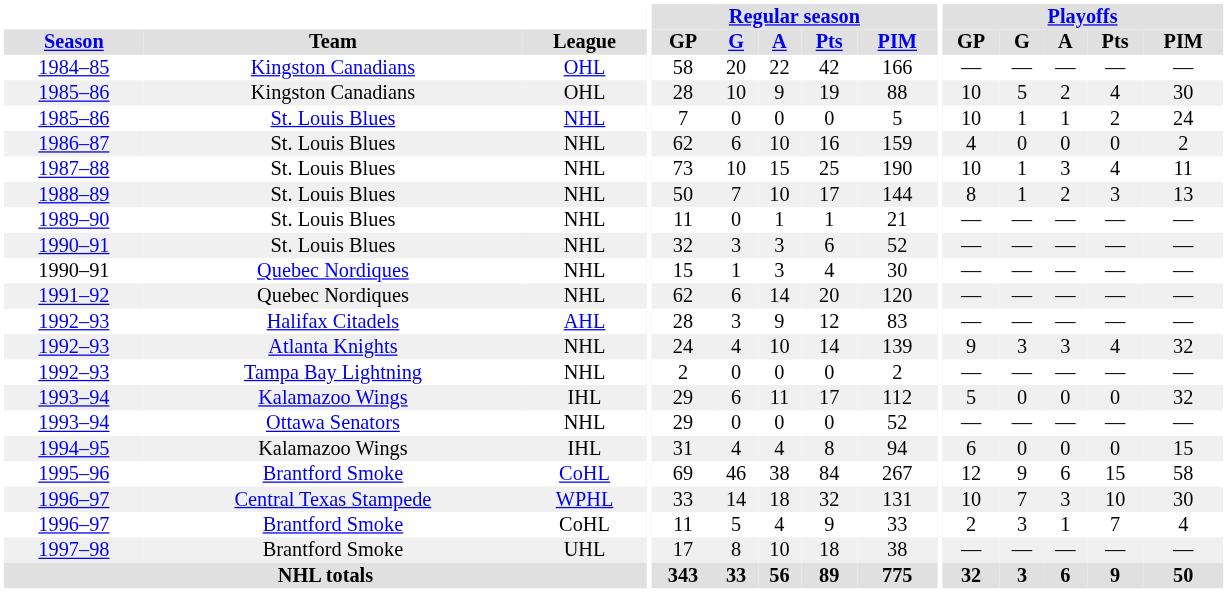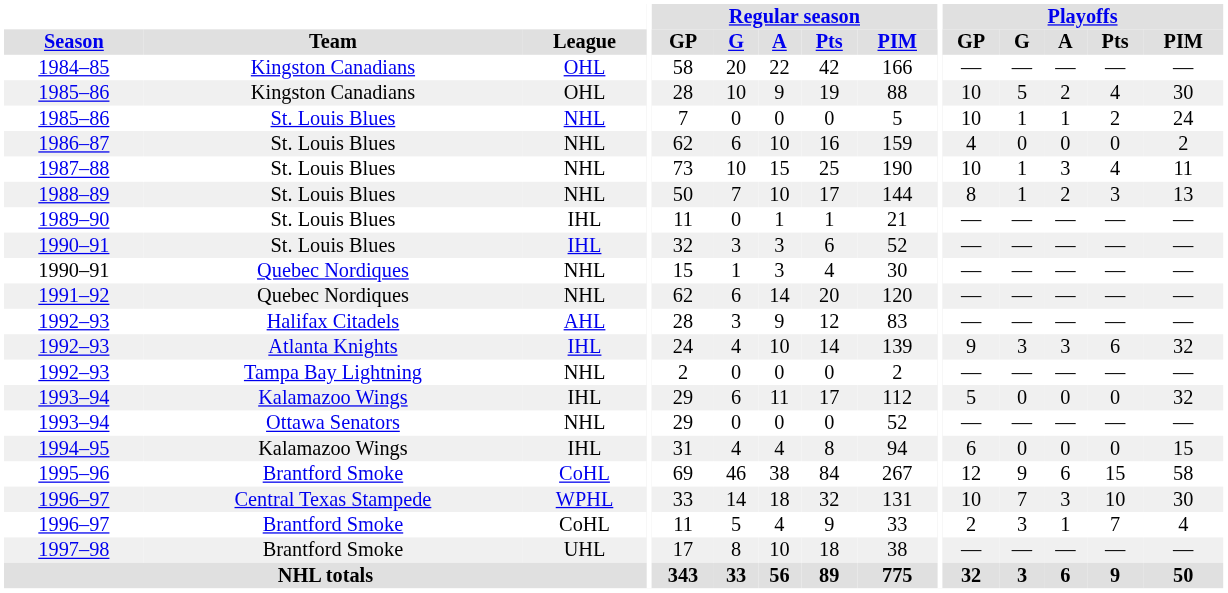(585, 219) NHL -> (585, 219) IHL
(585, 245) NHL -> (585, 245) IHL
(585, 346) NHL -> (585, 346) IHL
(1115, 346) 4 -> (1115, 346) 6
